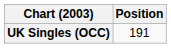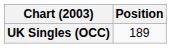(139, 33) 191 -> (139, 33) 189
